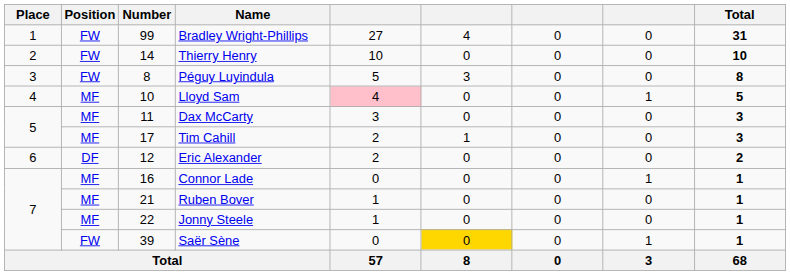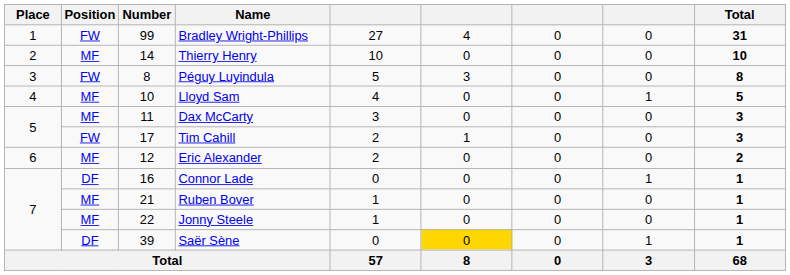(90, 56) FW -> (90, 56) MF
(376, 97) pink background -> (376, 97) no background
(90, 138) MF -> (90, 138) FW
(90, 158) DF -> (90, 158) MF
(90, 178) MF -> (90, 178) DF
(90, 240) FW -> (90, 240) DF
